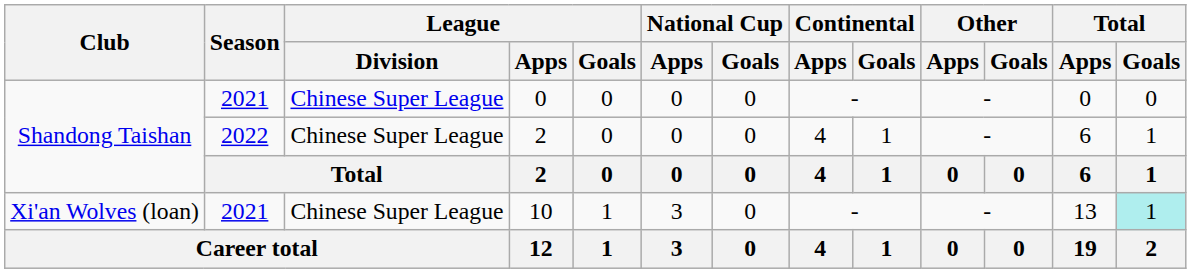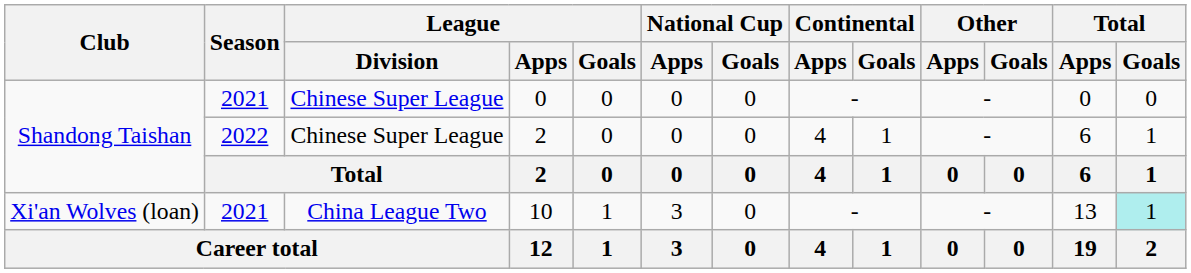(397, 211) Chinese Super League -> (397, 211) China League Two
